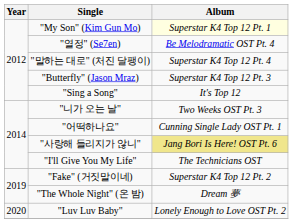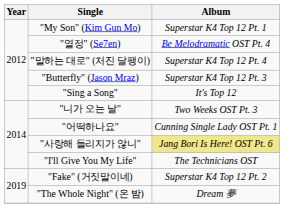(220, 27) lightyellow background -> (216, 27) no background
- row: (90, 210)
